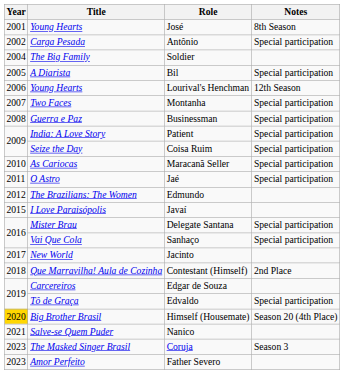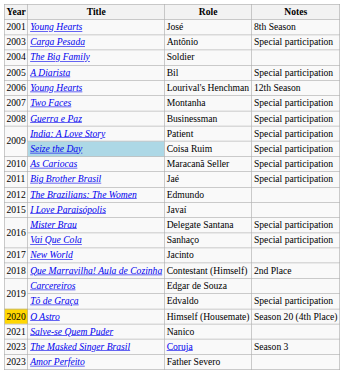(16, 42) 2002 -> (16, 42) 2003
(56, 149) no background -> (56, 149) lightblue background
(45, 179) O Astro -> (66, 179) Big Brother Brasil
(66, 316) Big Brother Brasil -> (45, 316) O Astro
